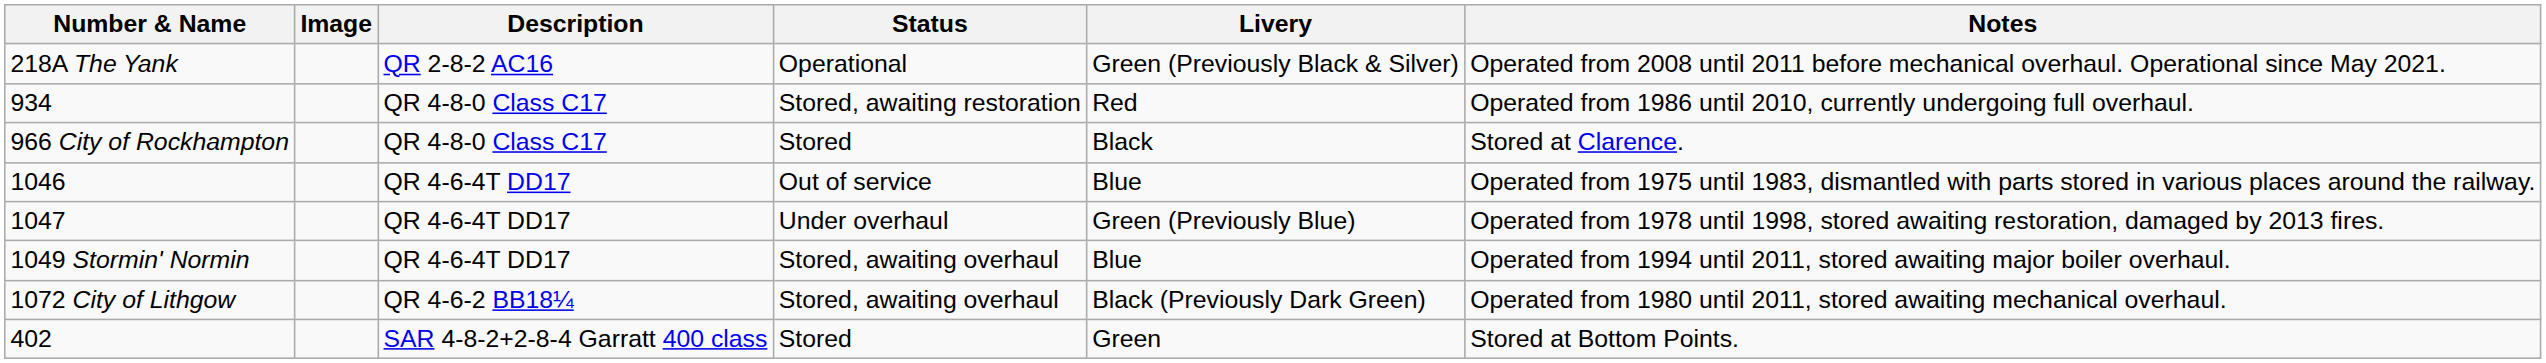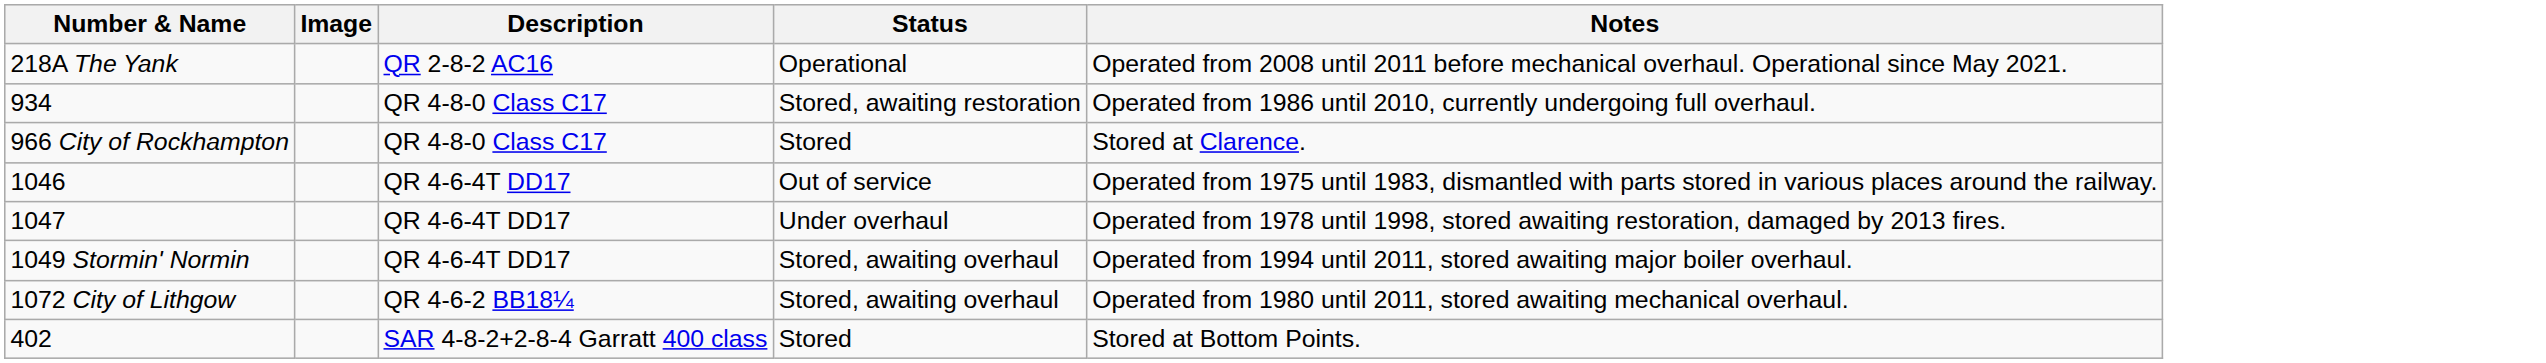- column: (1275, 24)
